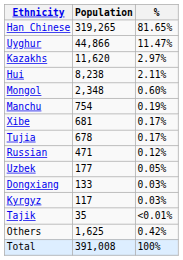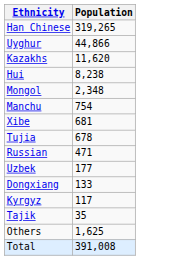- column: (157, 12)
